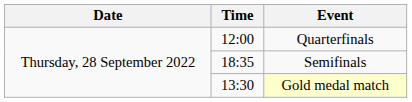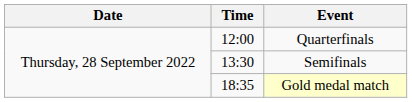(237, 62) 18:35 -> (237, 62) 13:30
(237, 85) 13:30 -> (237, 85) 18:35
